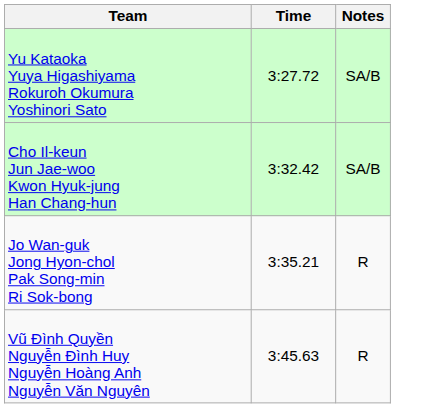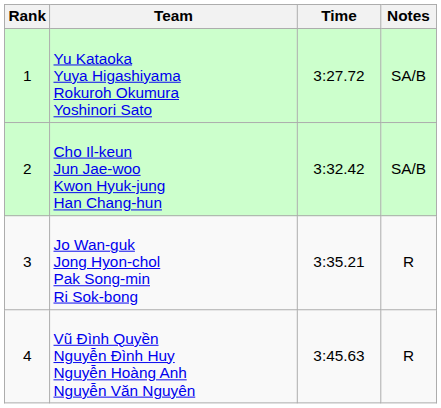+ column: (27, 16)
